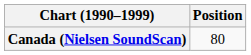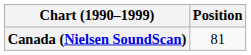(218, 38) 80 -> (218, 38) 81
